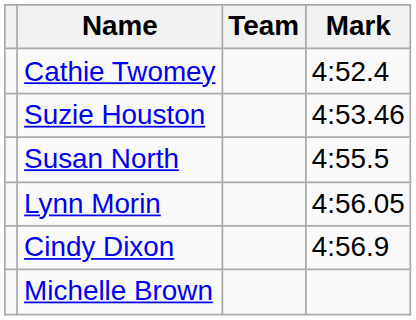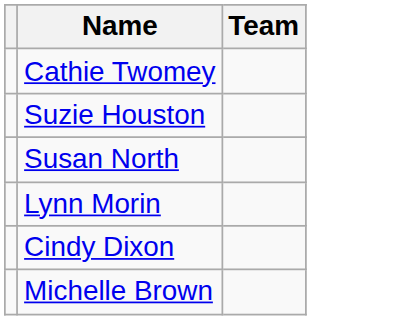- column: (358, 26)
